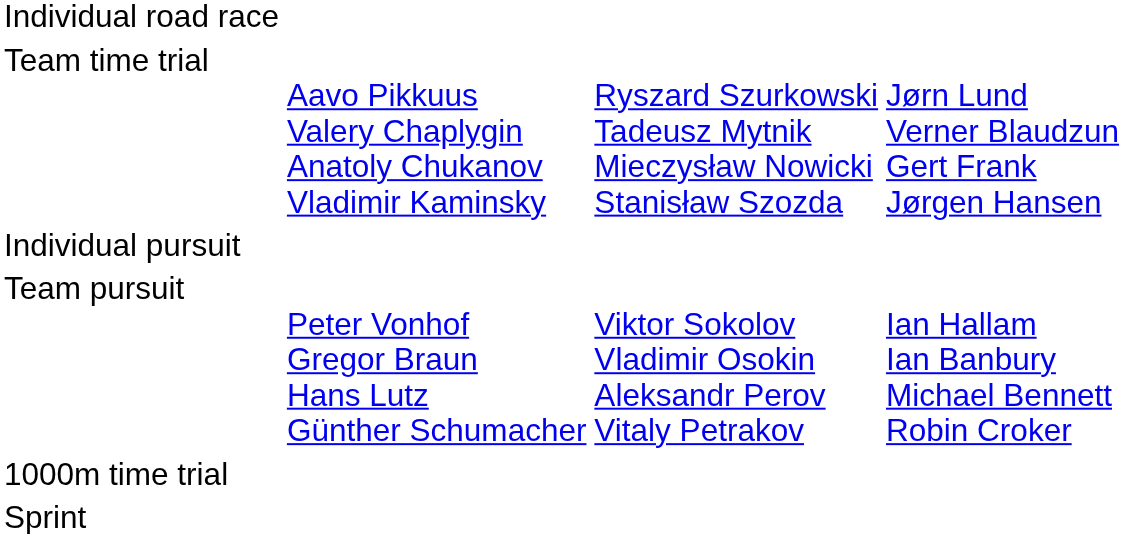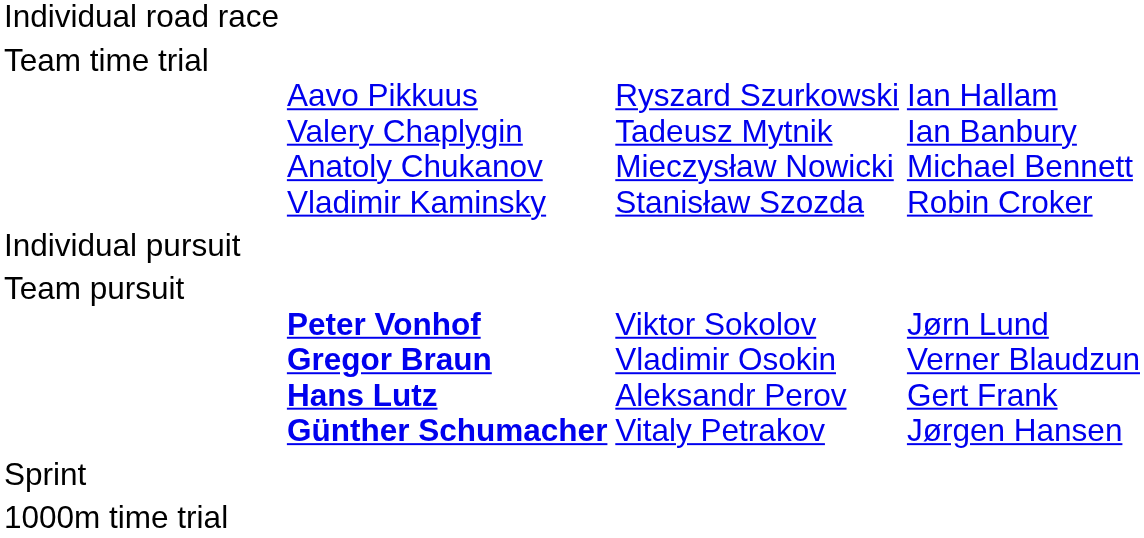(1003, 149) Jørn Lund Verner Blaudzun Gert Frank Jørgen Hansen -> (1020, 149) Ian Hallam Ian Banbury Michael Bennett Robin Croker
(437, 377) normal -> (447, 377) bold
(999, 377) Ian Hallam Ian Banbury Michael Bennett Robin Croker -> (1023, 377) Jørn Lund Verner Blaudzun Gert Frank Jørgen Hansen
rows swapped: (45, 517) <-> (116, 474)
